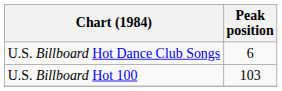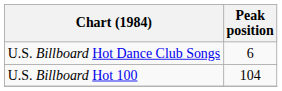(250, 75) 103 -> (250, 75) 104
